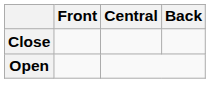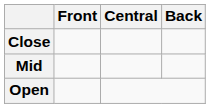+ row: (29, 66)
